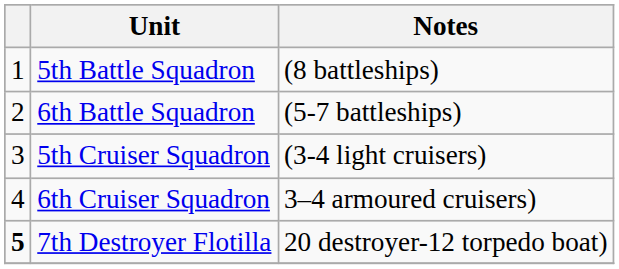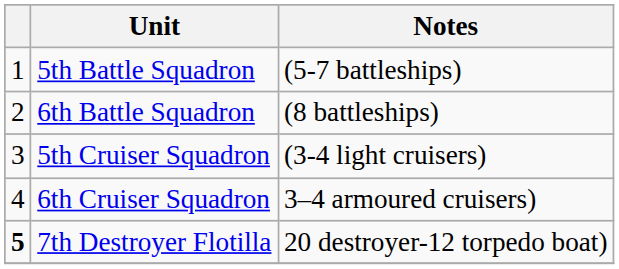(361, 69) (8 battleships) -> (373, 69) (5-7 battleships)
(373, 112) (5-7 battleships) -> (361, 112) (8 battleships)
